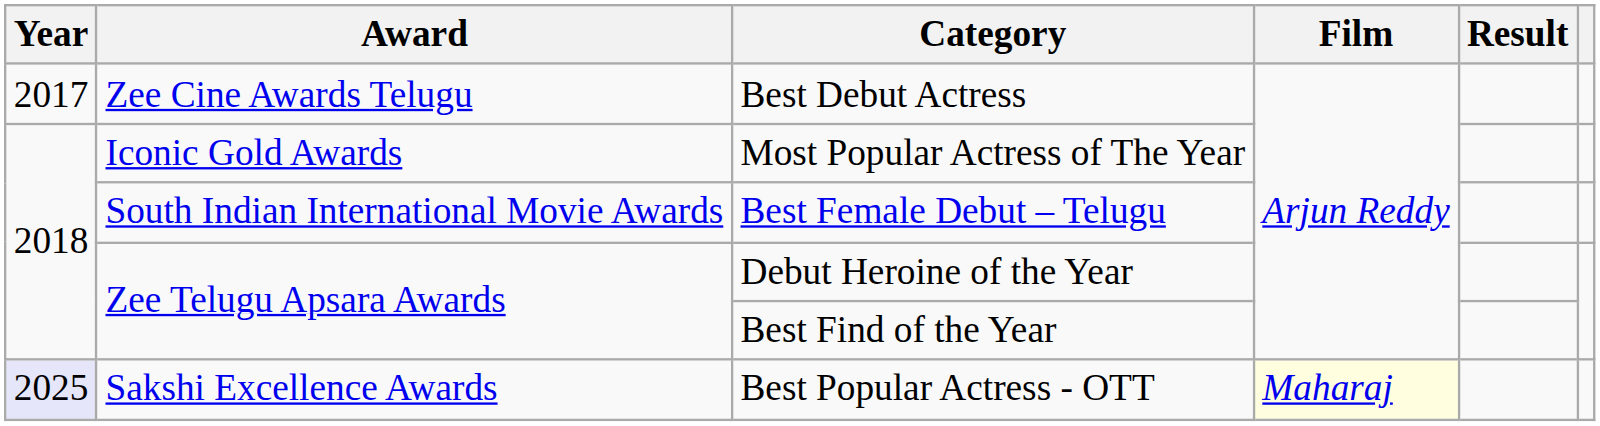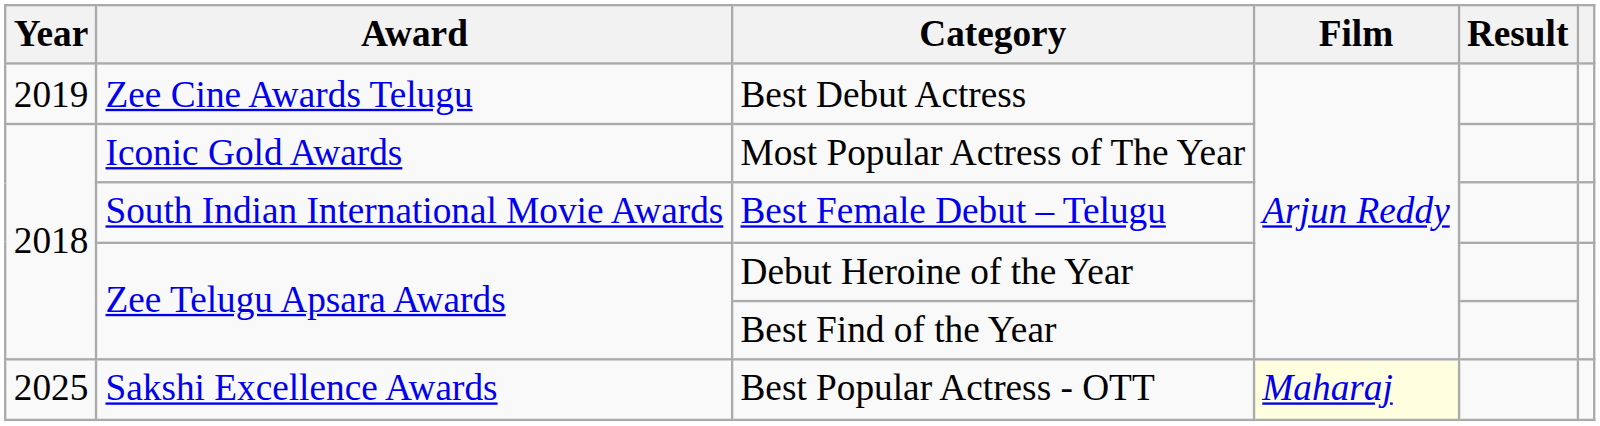(51, 93) 2017 -> (51, 93) 2019
(51, 388) lavender background -> (51, 388) no background
